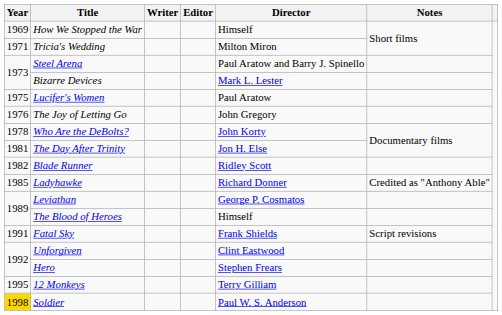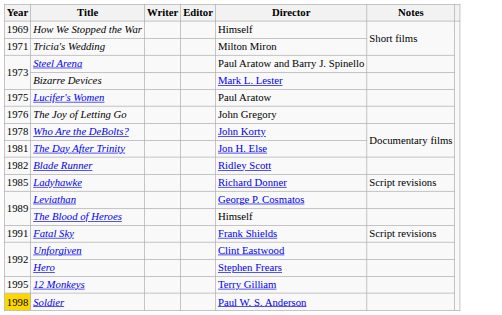(430, 183) Credited as "Anthony Able" -> (403, 183) Script revisions
